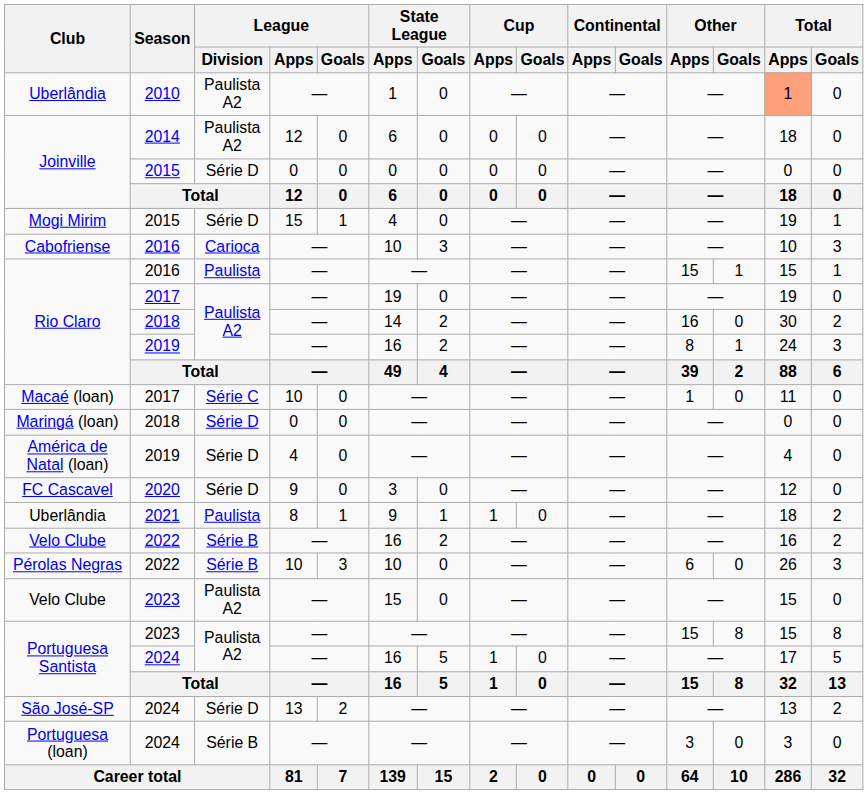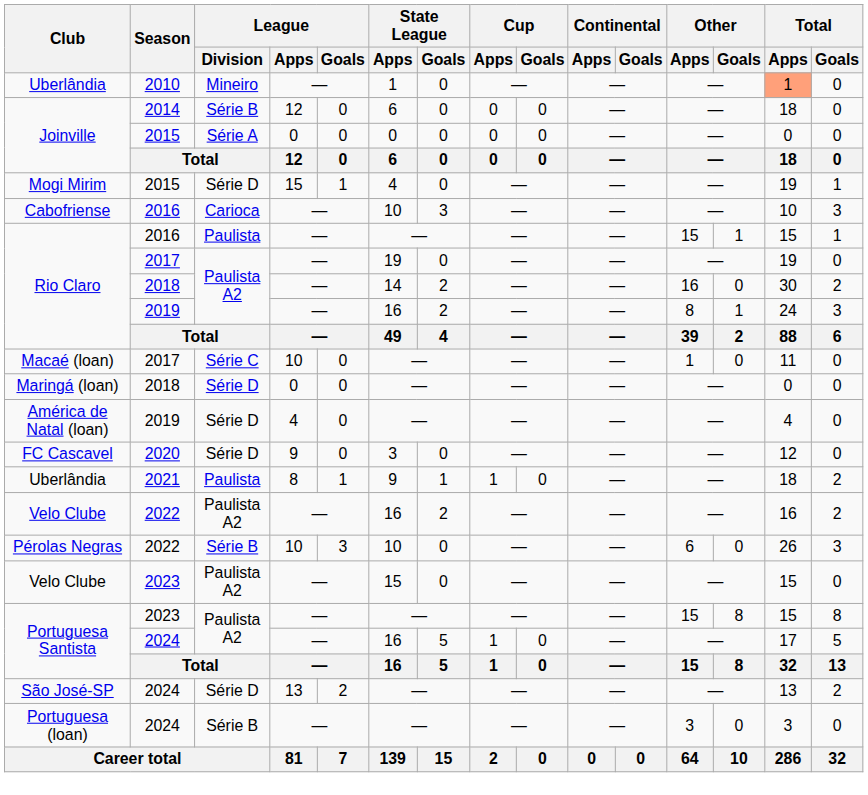(232, 94) Paulista A2 -> (232, 85) Mineiro
(232, 136) Paulista A2 -> (232, 110) Série B
(232, 171) Série D -> (232, 135) Série A
(232, 540) Série B -> (232, 513) Paulista A2
